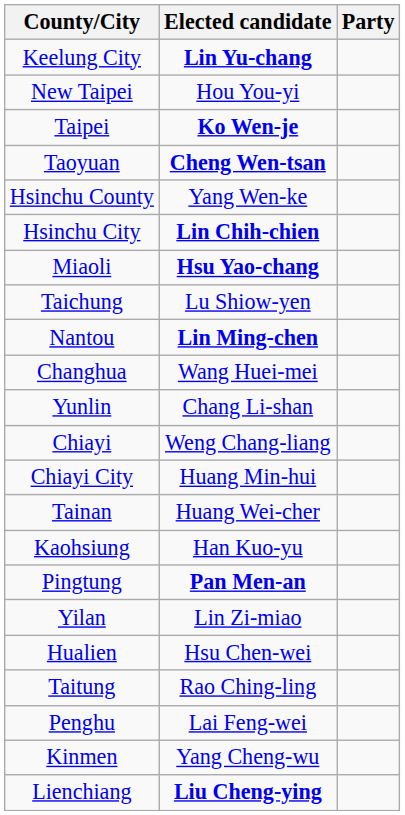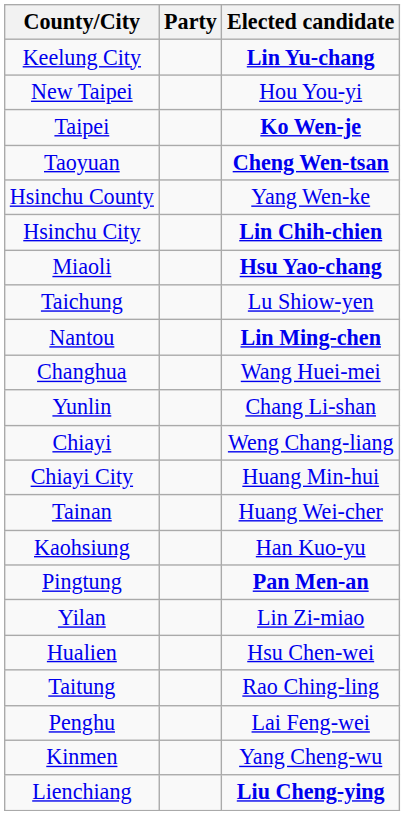columns swapped: (248, 22) <-> (368, 22)
